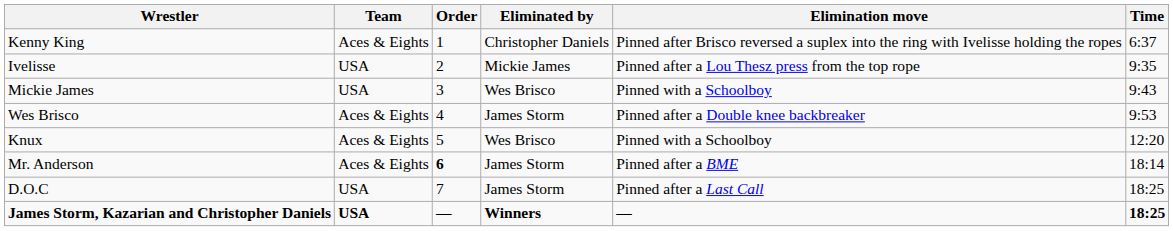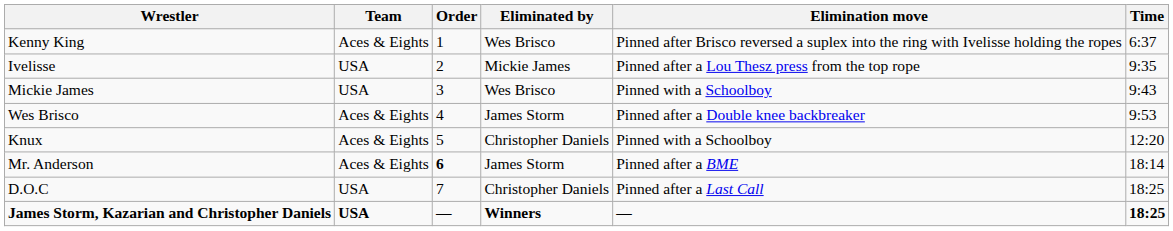(547, 41) Christopher Daniels -> (520, 41) Wes Brisco
(520, 139) Wes Brisco -> (547, 139) Christopher Daniels
(524, 189) James Storm -> (547, 189) Christopher Daniels
